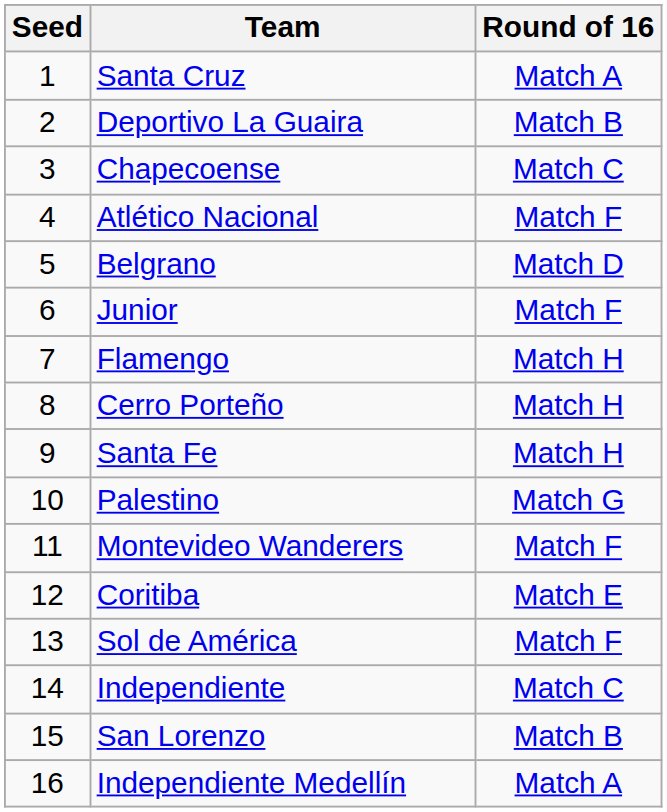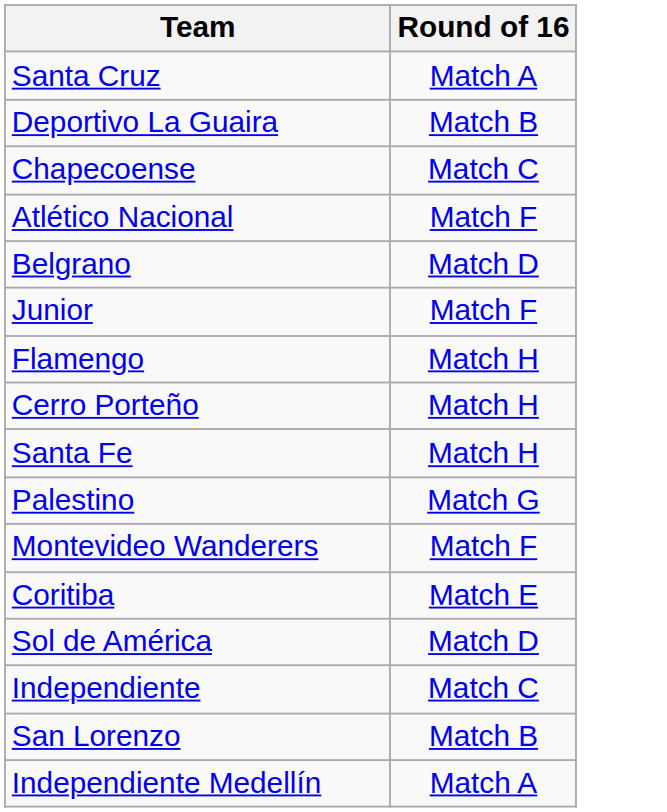- column: (47, 28)
(568, 641) Match F -> (483, 641) Match D
